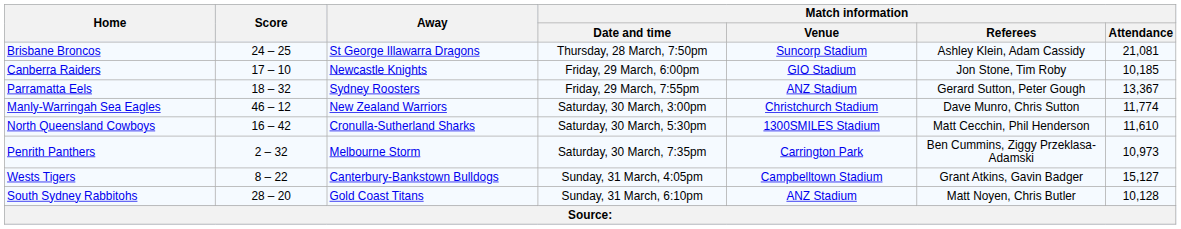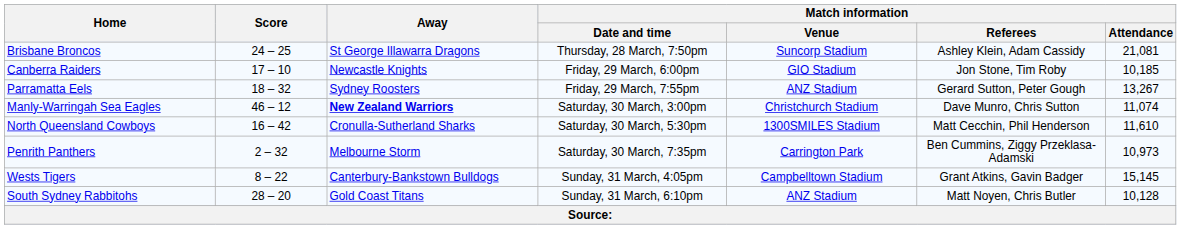(1141, 88) 13,367 -> (1141, 88) 13,267
(388, 107) normal -> (391, 107) bold
(1141, 107) 11,774 -> (1141, 107) 11,074
(1141, 177) 15,127 -> (1141, 177) 15,145
